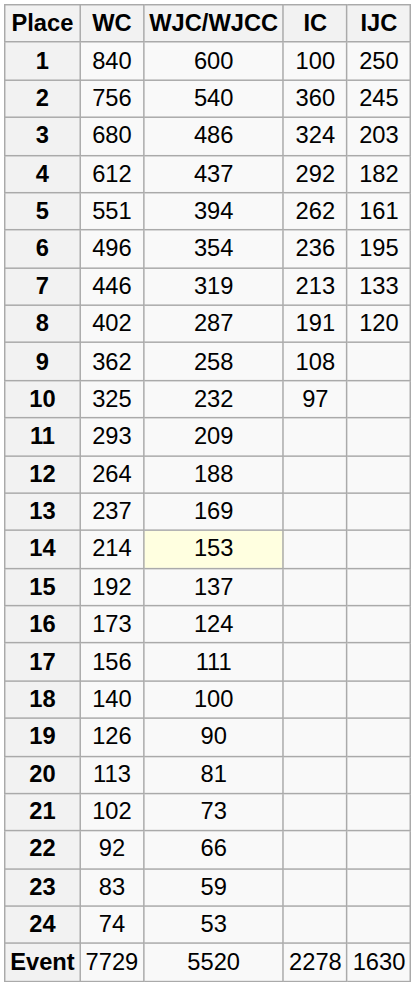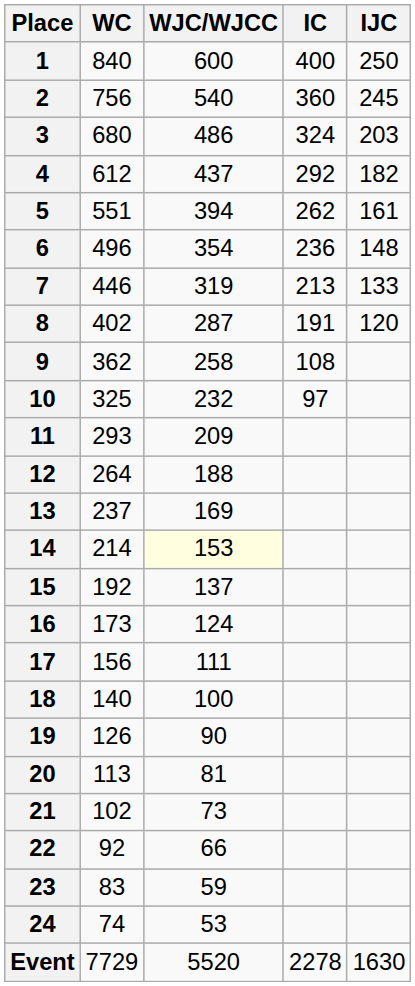(315, 60) 100 -> (315, 60) 400
(379, 248) 195 -> (379, 248) 148
